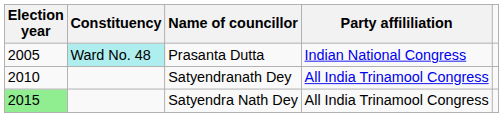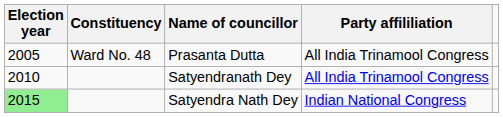(111, 54) paleturquoise background -> (111, 54) no background
(385, 54) Indian National Congress -> (397, 54) All India Trinamool Congress
(397, 100) All India Trinamool Congress -> (385, 100) Indian National Congress
